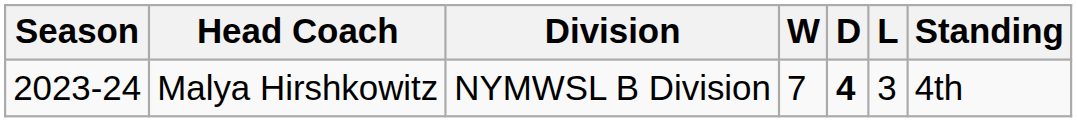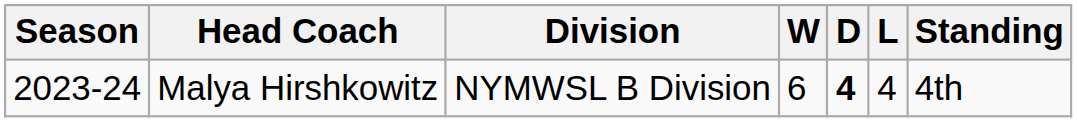(797, 87) 7 -> (797, 87) 6
(887, 87) 3 -> (887, 87) 4
